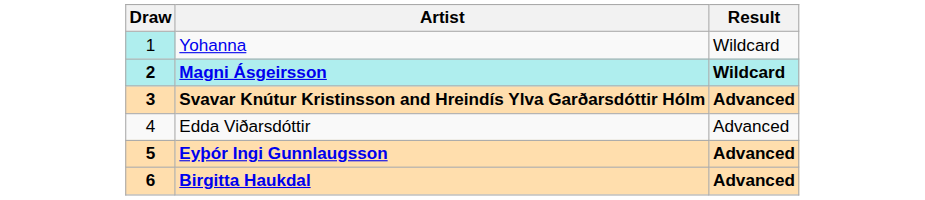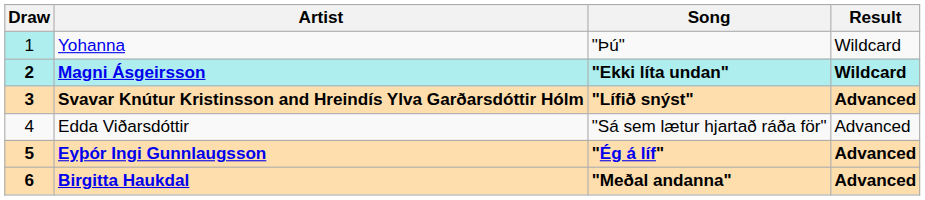+ column: (709, 18)
